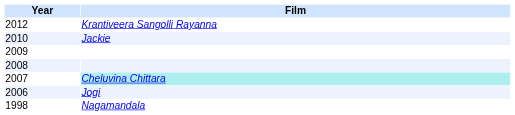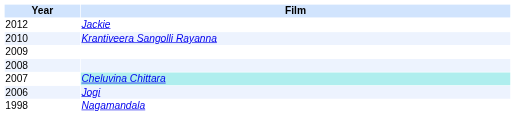(149, 24) Krantiveera Sangolli Rayanna -> (96, 24) Jackie
(96, 38) Jackie -> (149, 38) Krantiveera Sangolli Rayanna
